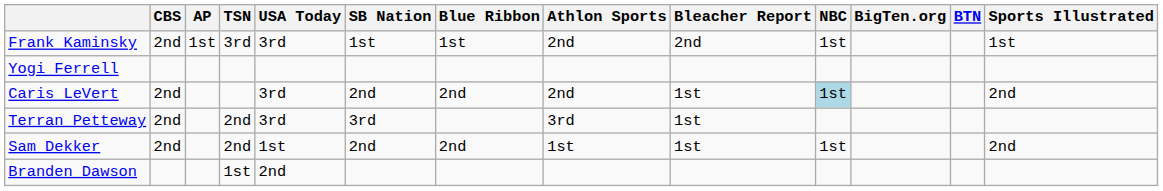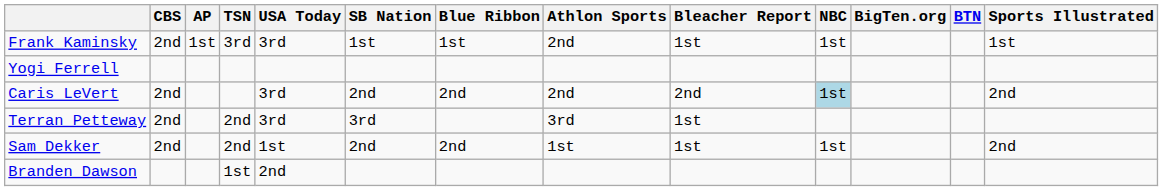(688, 43) 2nd -> (688, 43) 1st
(688, 94) 1st -> (688, 94) 2nd
